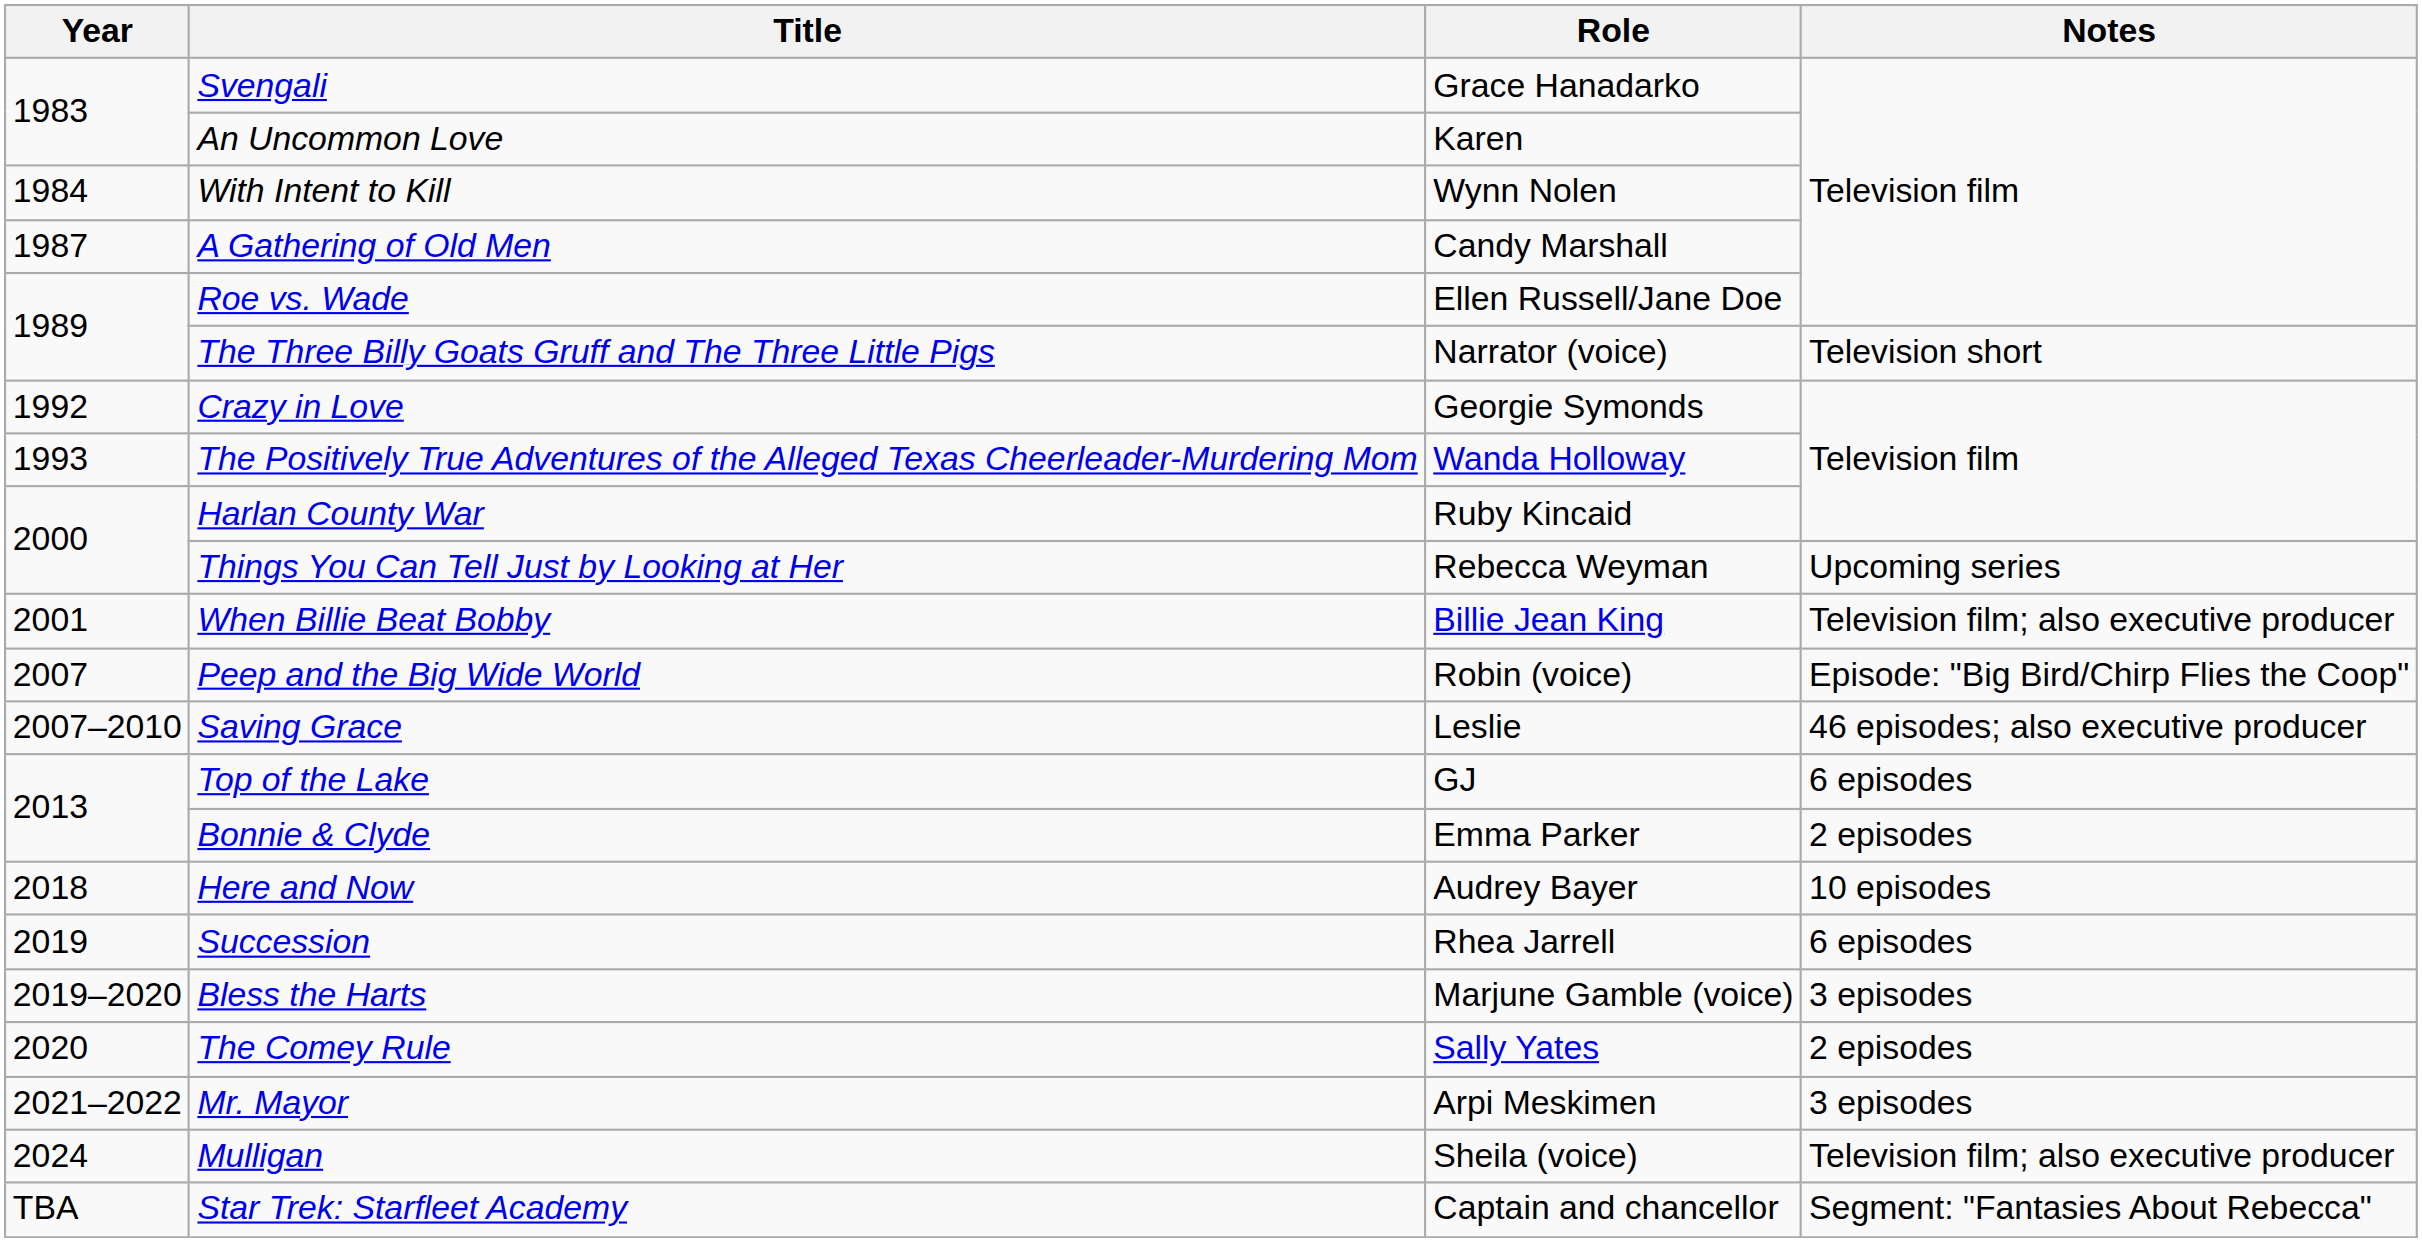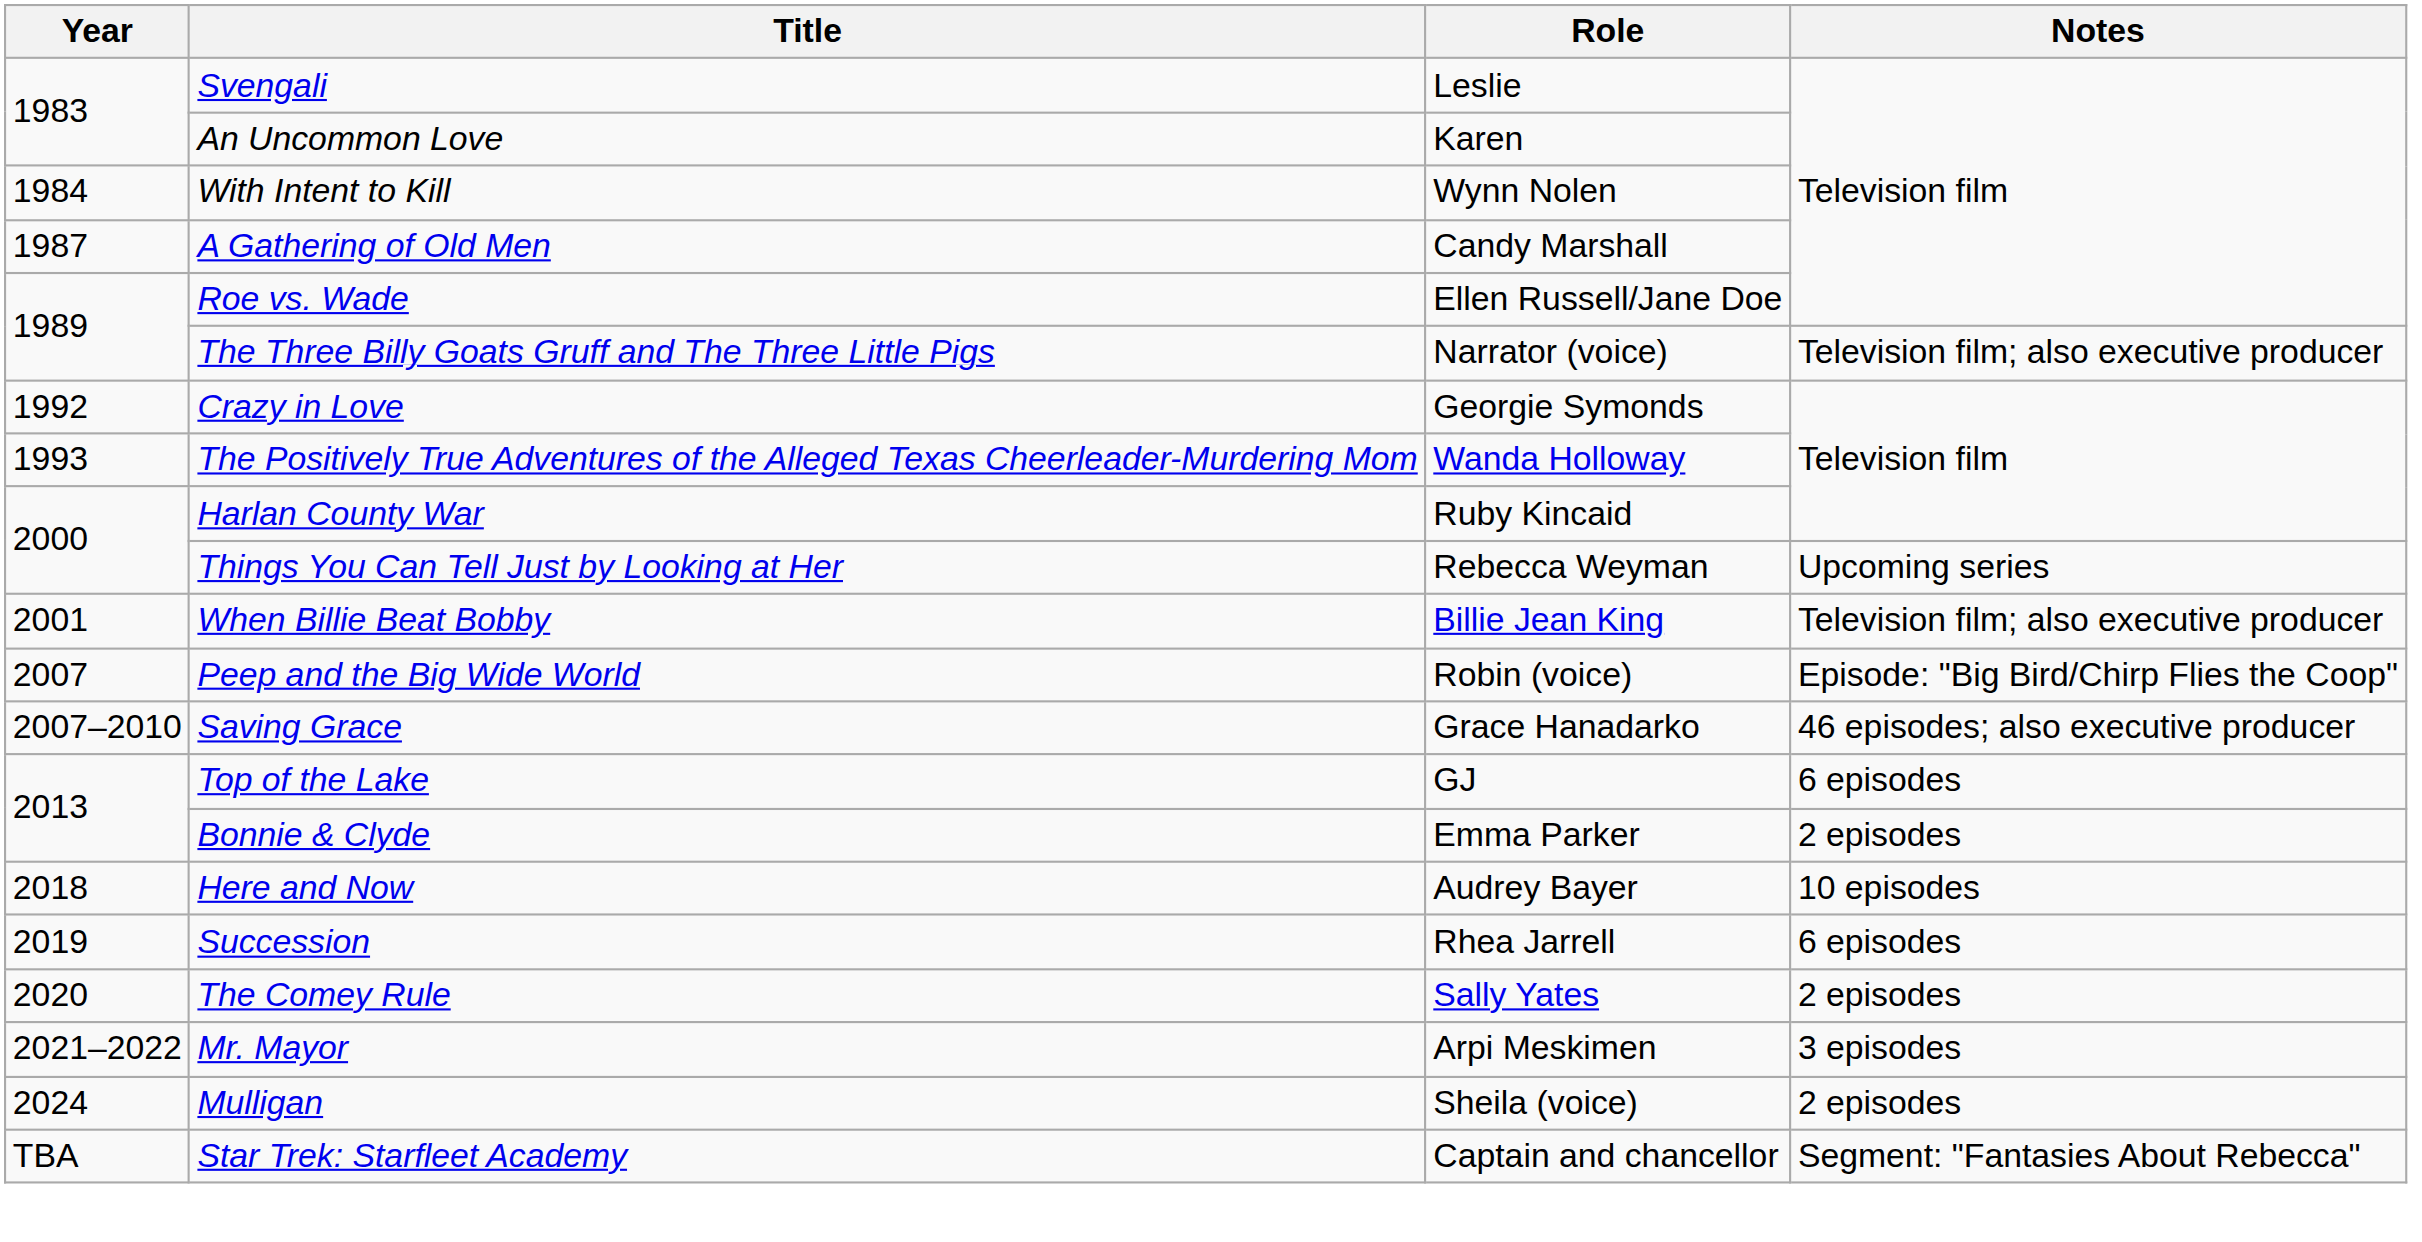(1567, 84) Grace Hanadarko -> (1477, 84) Leslie
(1925, 352) Television short -> (2091, 352) Television film; also executive producer
(1477, 727) Leslie -> (1567, 727) Grace Hanadarko
- row: (312, 995)
(2102, 1155) Television film; also executive producer -> (1880, 1102) 2 episodes
